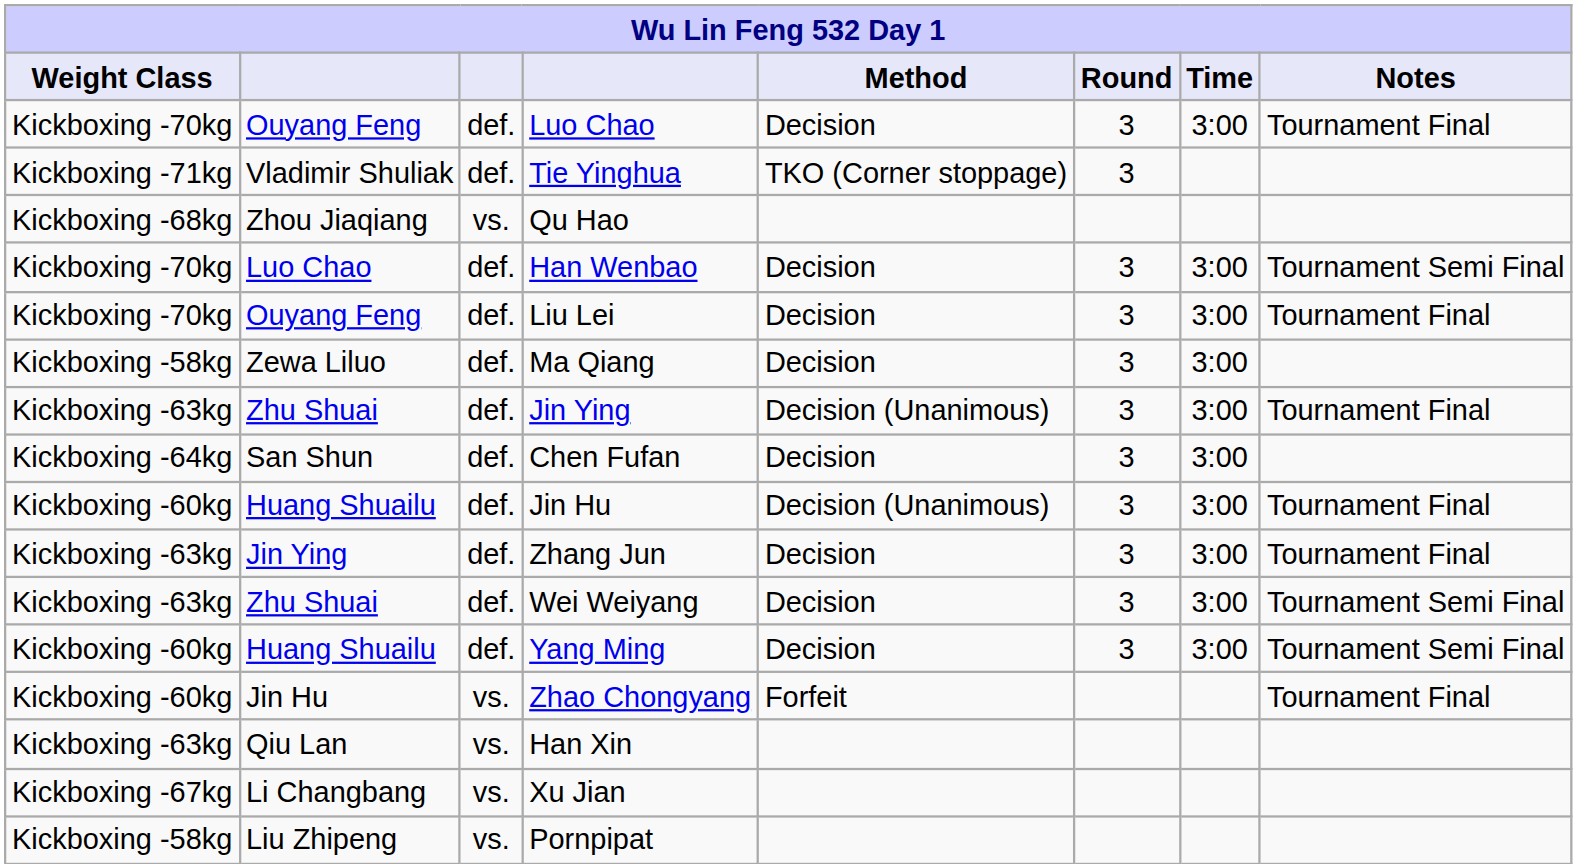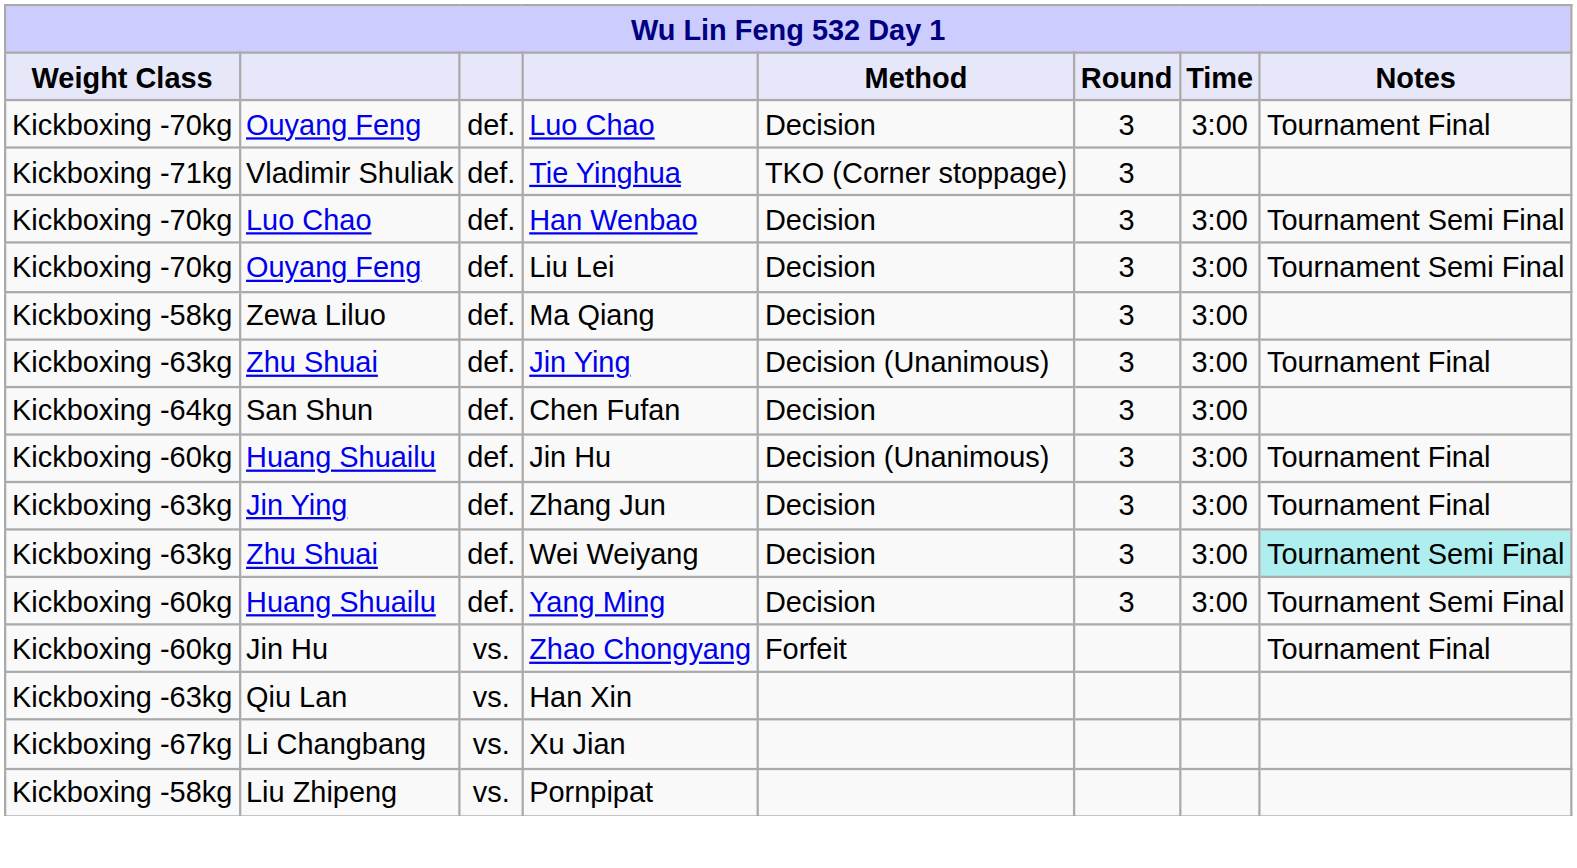- row: (579, 219)
(1379, 315) Tournament Final -> (1416, 267) Tournament Semi Final
(1416, 601) no background -> (1416, 553) paleturquoise background
